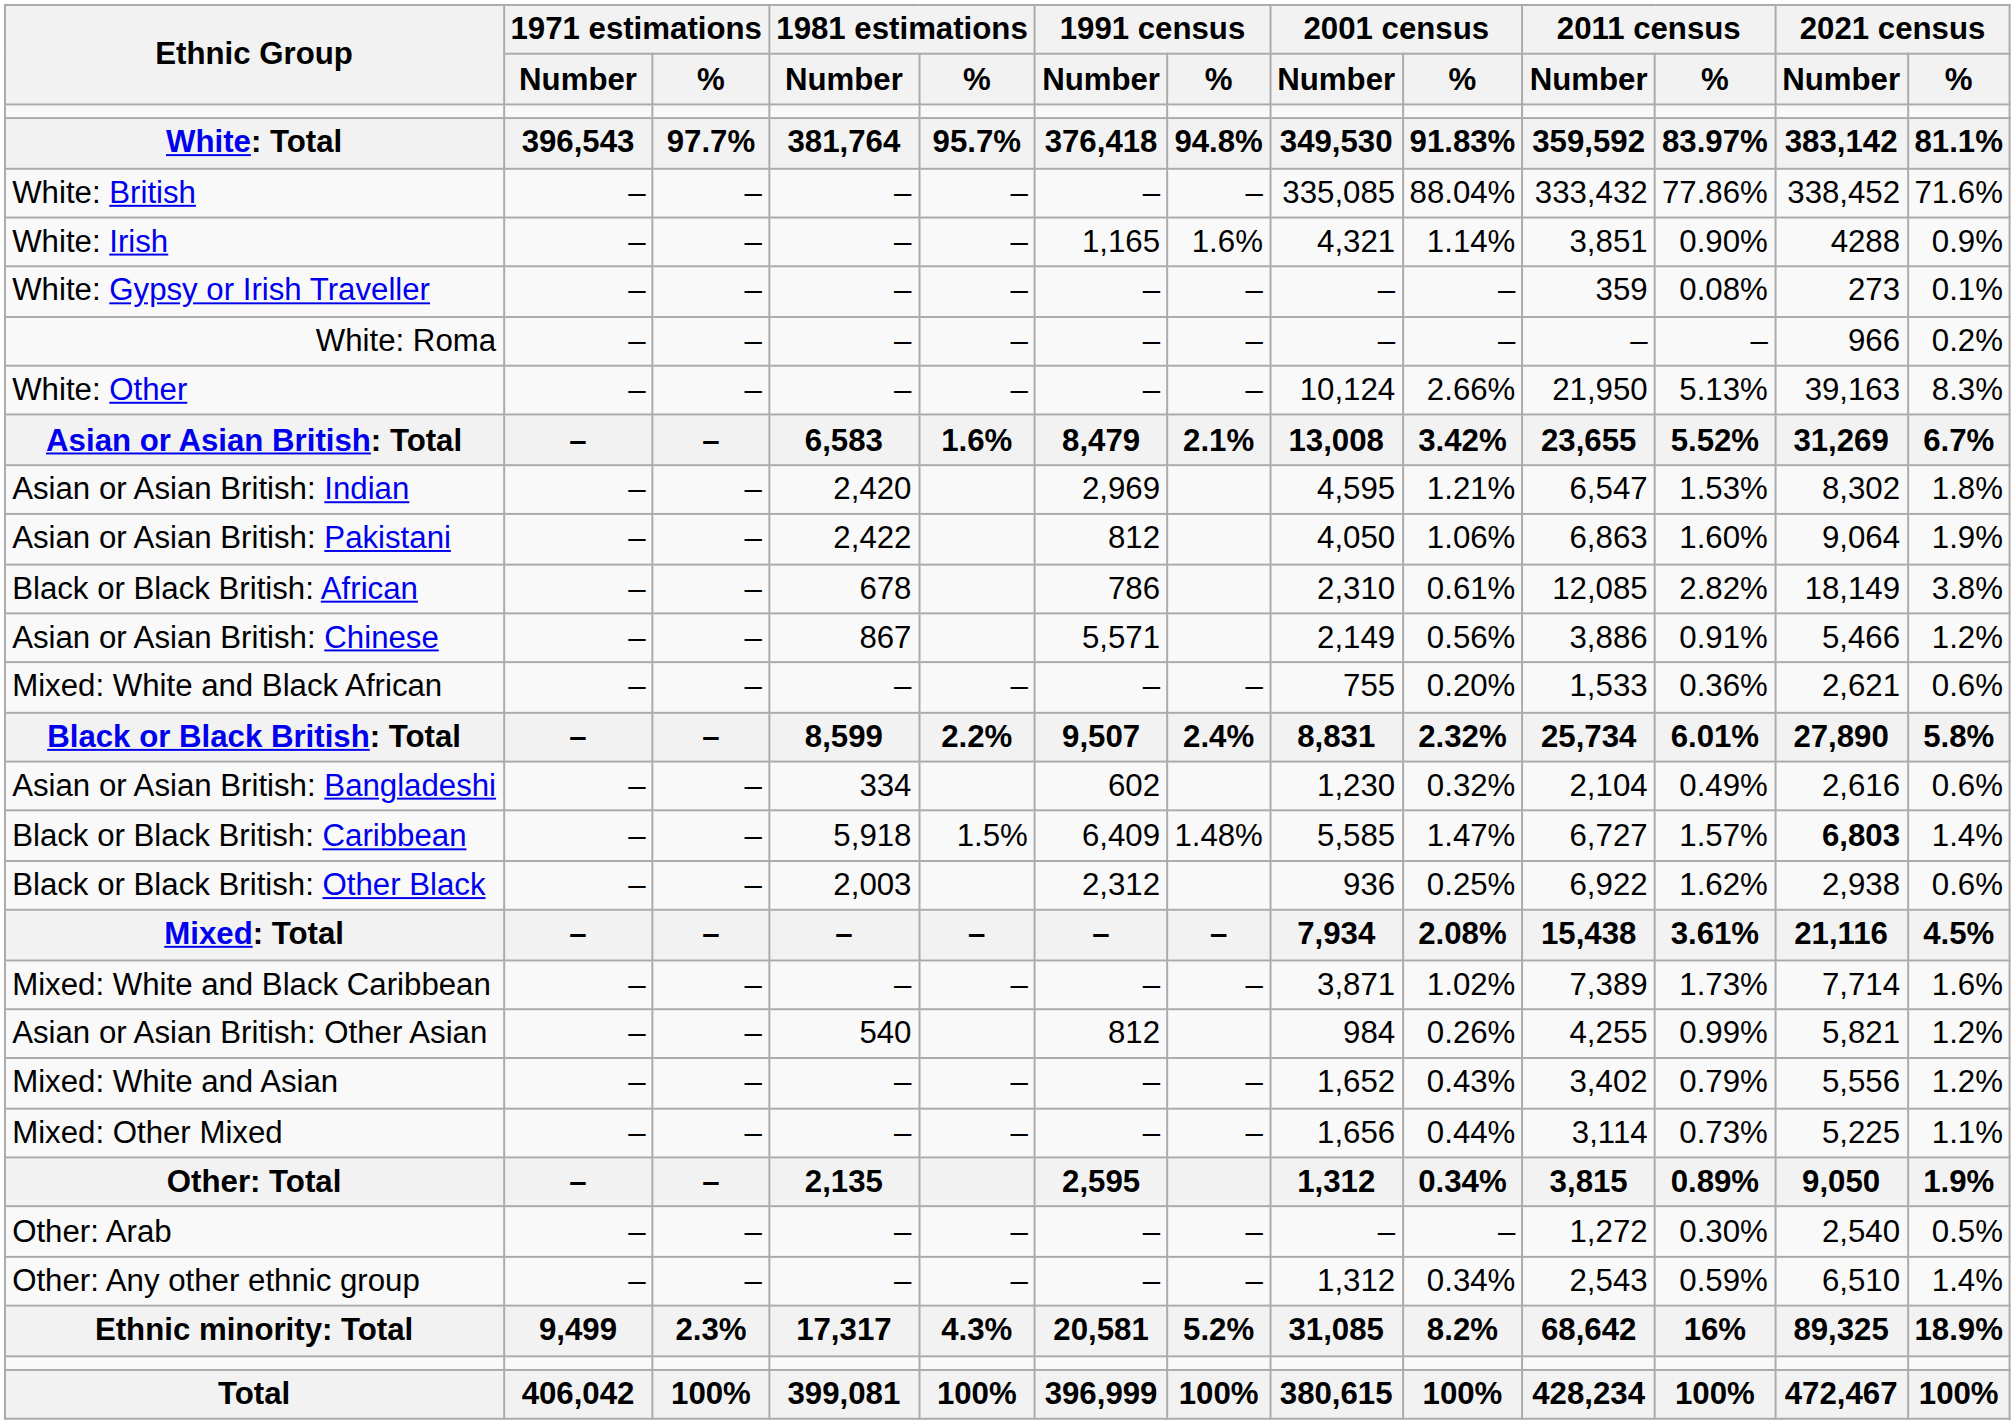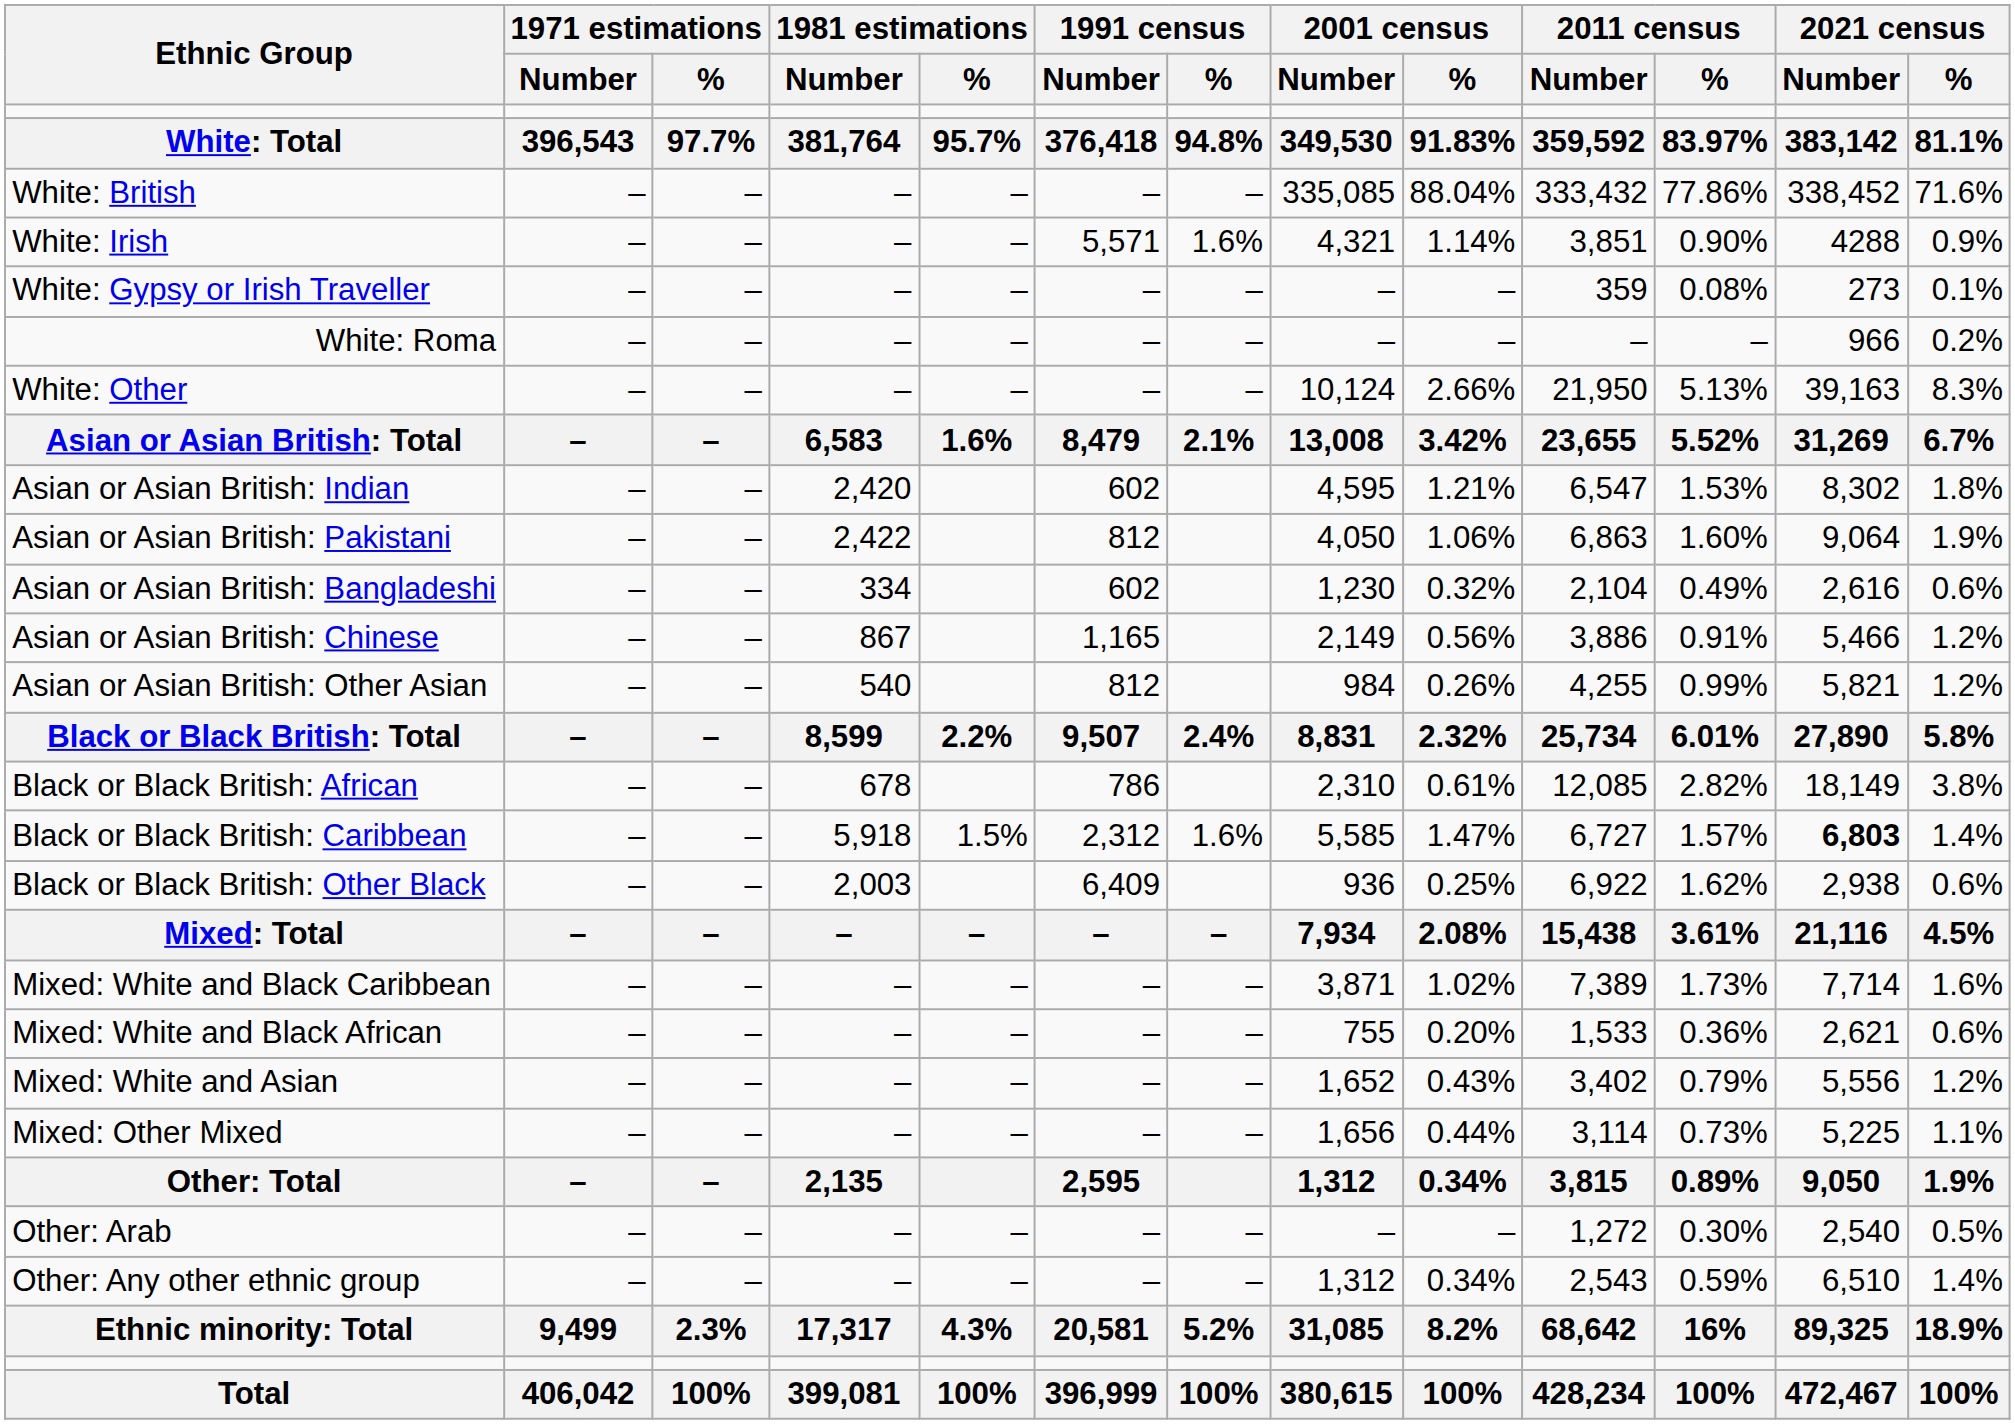(1121, 241) 1,165 -> (1121, 241) 5,571
(1121, 488) 2,969 -> (1134, 488) 602
rows swapped: (254, 785) <-> (215, 587)
(1121, 637) 5,571 -> (1121, 637) 1,165
rows swapped: (250, 1033) <-> (227, 686)
(1121, 835) 6,409 -> (1121, 835) 2,312
(1219, 835) 1.48% -> (1227, 835) 1.6%
(1121, 884) 2,312 -> (1121, 884) 6,409
